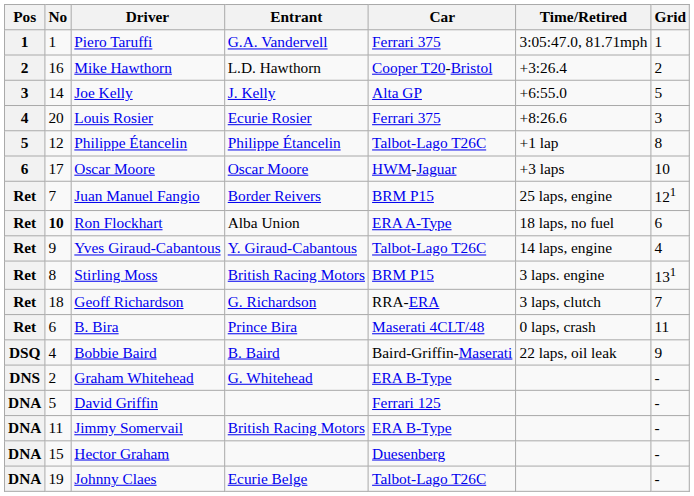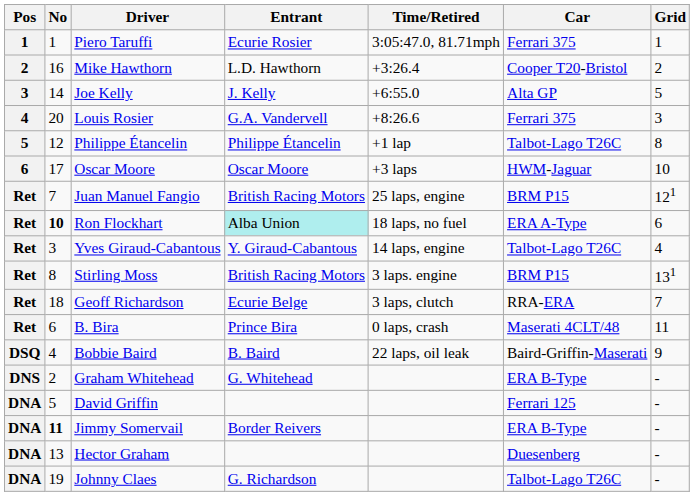columns swapped: (442, 17) <-> (583, 17)
(278, 42) G.A. Vandervell -> (270, 42) Ecurie Rosier
(270, 118) Ecurie Rosier -> (278, 118) G.A. Vandervell
(274, 196) Border Reivers -> (296, 196) British Racing Motors
(264, 222) no background -> (264, 222) paleturquoise background
(52, 248) 9 -> (52, 248) 3
(272, 301) G. Richardson -> (268, 301) Ecurie Belge
(56, 428) normal -> (56, 428) bold
(296, 428) British Racing Motors -> (274, 428) Border Reivers
(56, 453) 15 -> (56, 453) 13
(268, 479) Ecurie Belge -> (272, 479) G. Richardson
